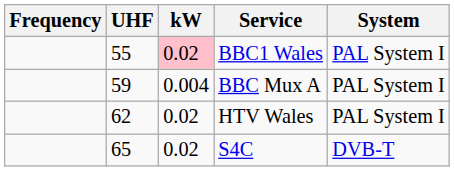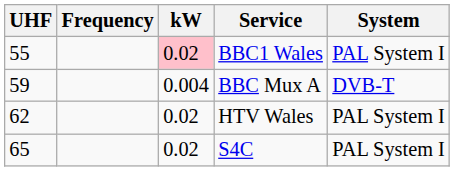columns swapped: (55, 20) <-> (132, 20)
(389, 85) PAL System I -> (363, 85) DVB-T
(363, 149) DVB-T -> (389, 149) PAL System I
